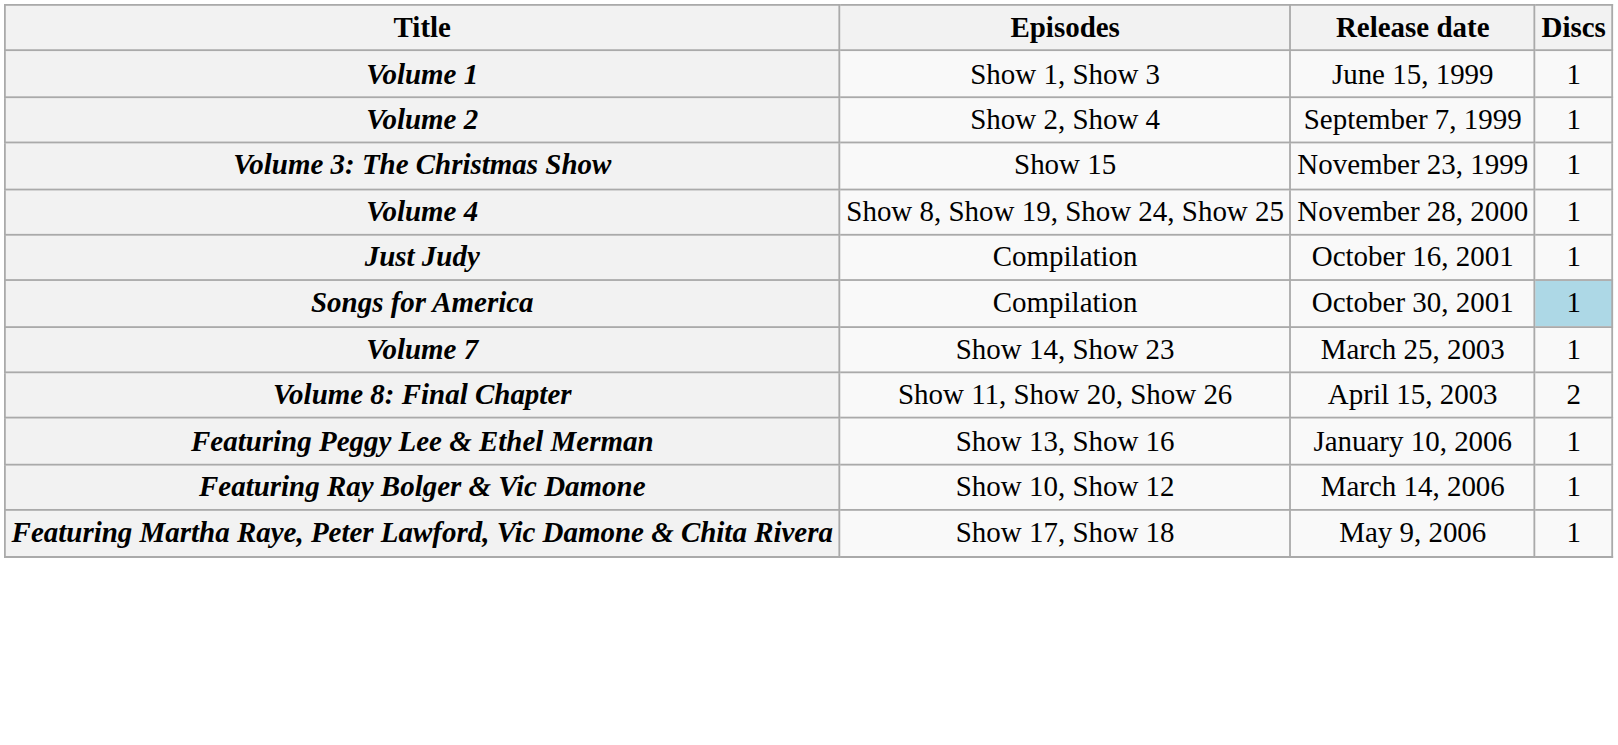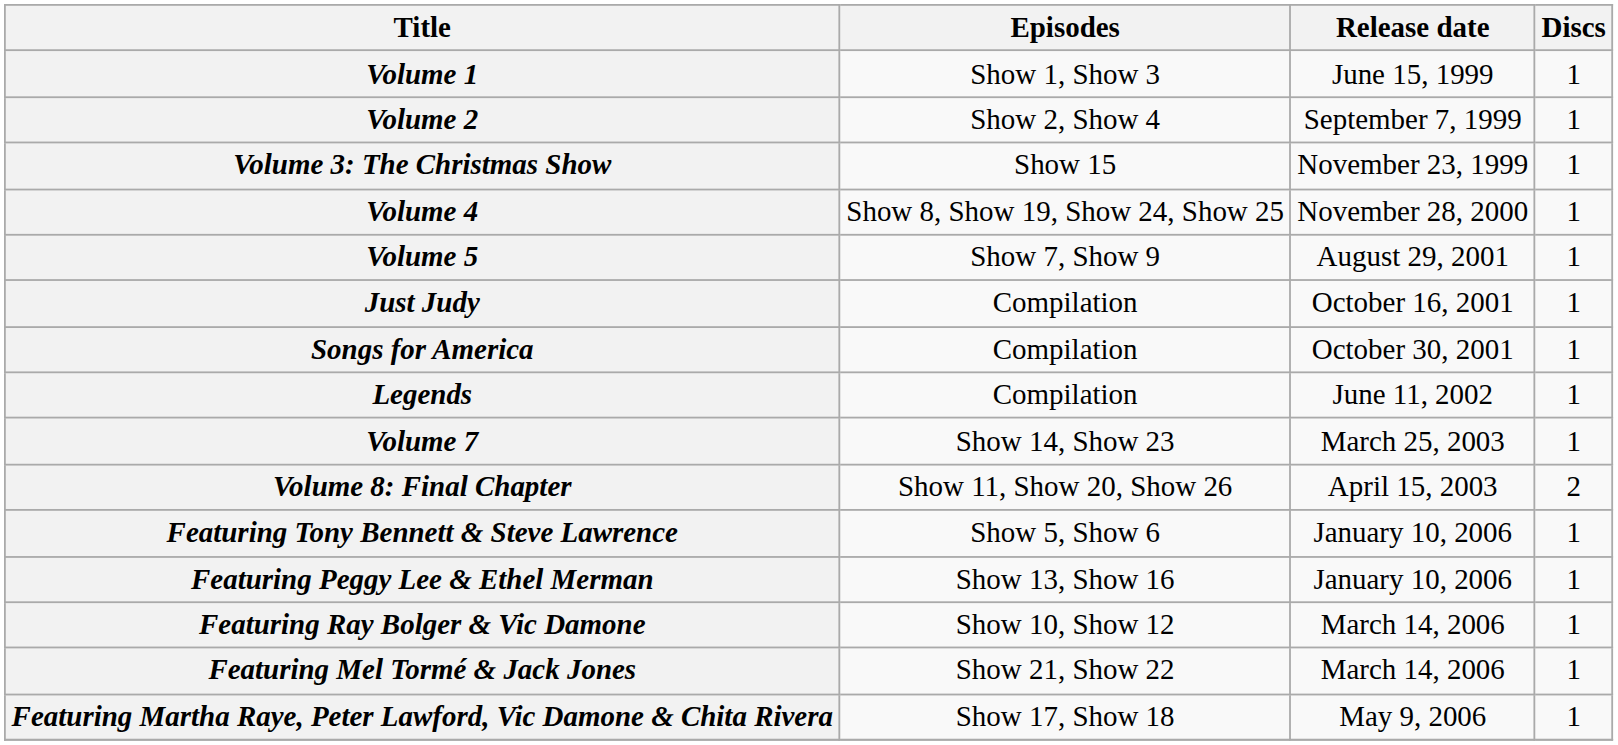+ row: (422, 257)
(1574, 303) lightblue background -> (1574, 348) no background
+ row: (422, 394)
+ row: (422, 532)
+ row: (422, 670)
